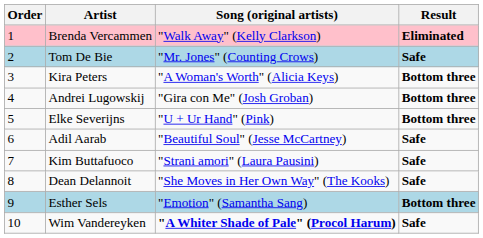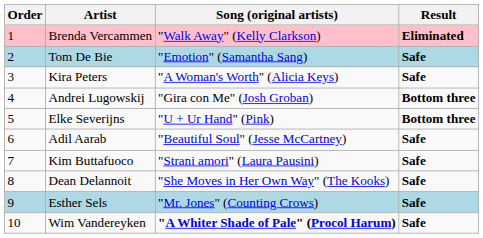(238, 56) "Mr. Jones" (Counting Crows) -> (233, 56) "Emotion" (Samantha Sang)
(439, 77) Bottom three -> (414, 77) Safe
(233, 202) "Emotion" (Samantha Sang) -> (238, 202) "Mr. Jones" (Counting Crows)
(439, 202) Bottom three -> (414, 202) Safe
